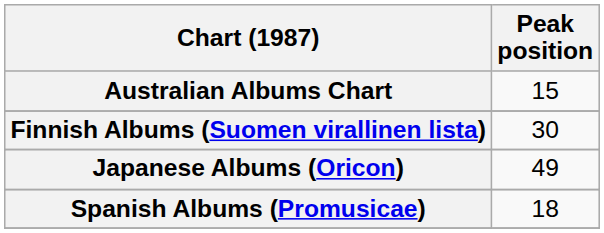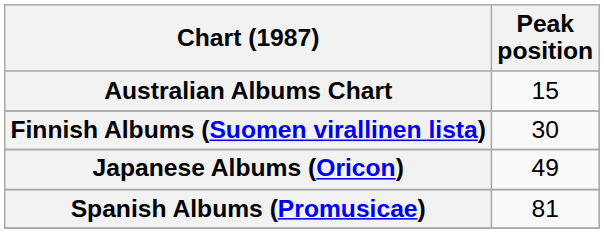(545, 208) 18 -> (545, 208) 81
